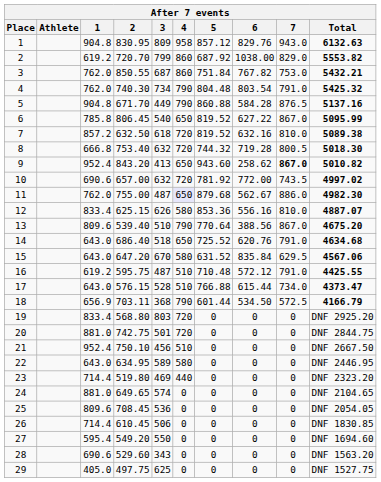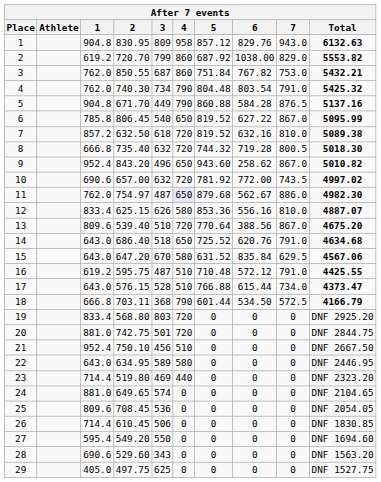(133, 149) 753.40 -> (133, 149) 735.40
(162, 165) 413 -> (162, 165) 496
(293, 165) bold -> (293, 165) normal
(133, 195) 755.00 -> (133, 195) 754.97
(184, 226) 790 -> (184, 226) 720
(97, 302) 656.9 -> (97, 302) 666.8
